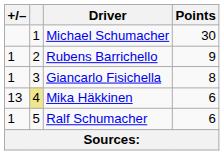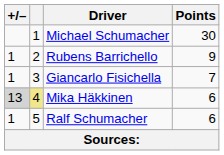(212, 77) 8 -> (212, 77) 7
(15, 98) no background -> (15, 98) lightgrey background
